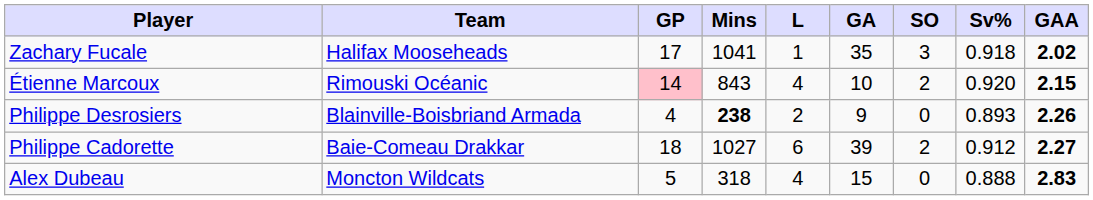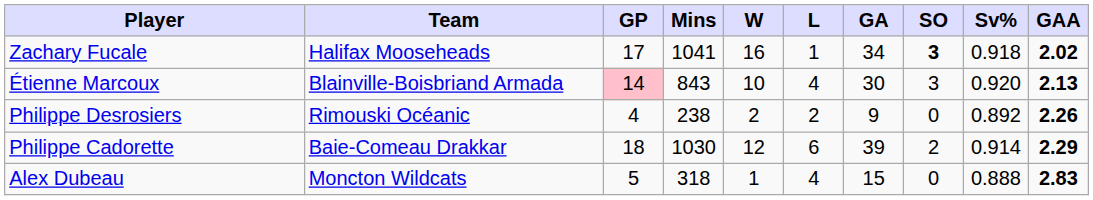+ column: (754, 20)
(861, 52) 35 -> (874, 52) 34
(925, 52) normal -> (934, 52) bold
(407, 83) Rimouski Océanic -> (436, 83) Blainville-Boisbriand Armada
(861, 83) 10 -> (874, 83) 30
(925, 83) 2 -> (934, 83) 3
(1057, 83) 2.15 -> (1058, 83) 2.13
(454, 115) Blainville-Boisbriand Armada -> (389, 115) Rimouski Océanic
(734, 115) bold -> (694, 115) normal
(991, 115) 0.893 -> (996, 115) 0.892
(734, 147) 1027 -> (694, 147) 1030
(991, 147) 0.912 -> (996, 147) 0.914
(1057, 147) 2.27 -> (1058, 147) 2.29
